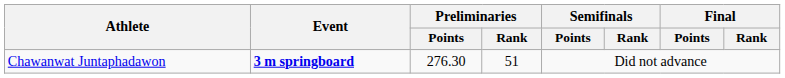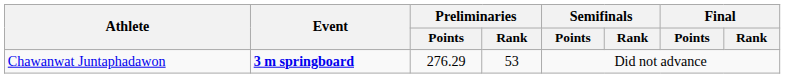(446, 61) 276.30 -> (446, 61) 276.29
(512, 61) 51 -> (512, 61) 53
